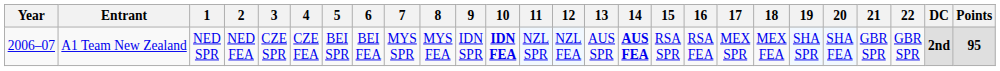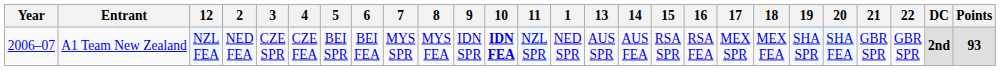columns swapped: (207, 16) <-> (568, 16)
(635, 46) bold -> (635, 46) normal
(974, 46) 95 -> (974, 46) 93
